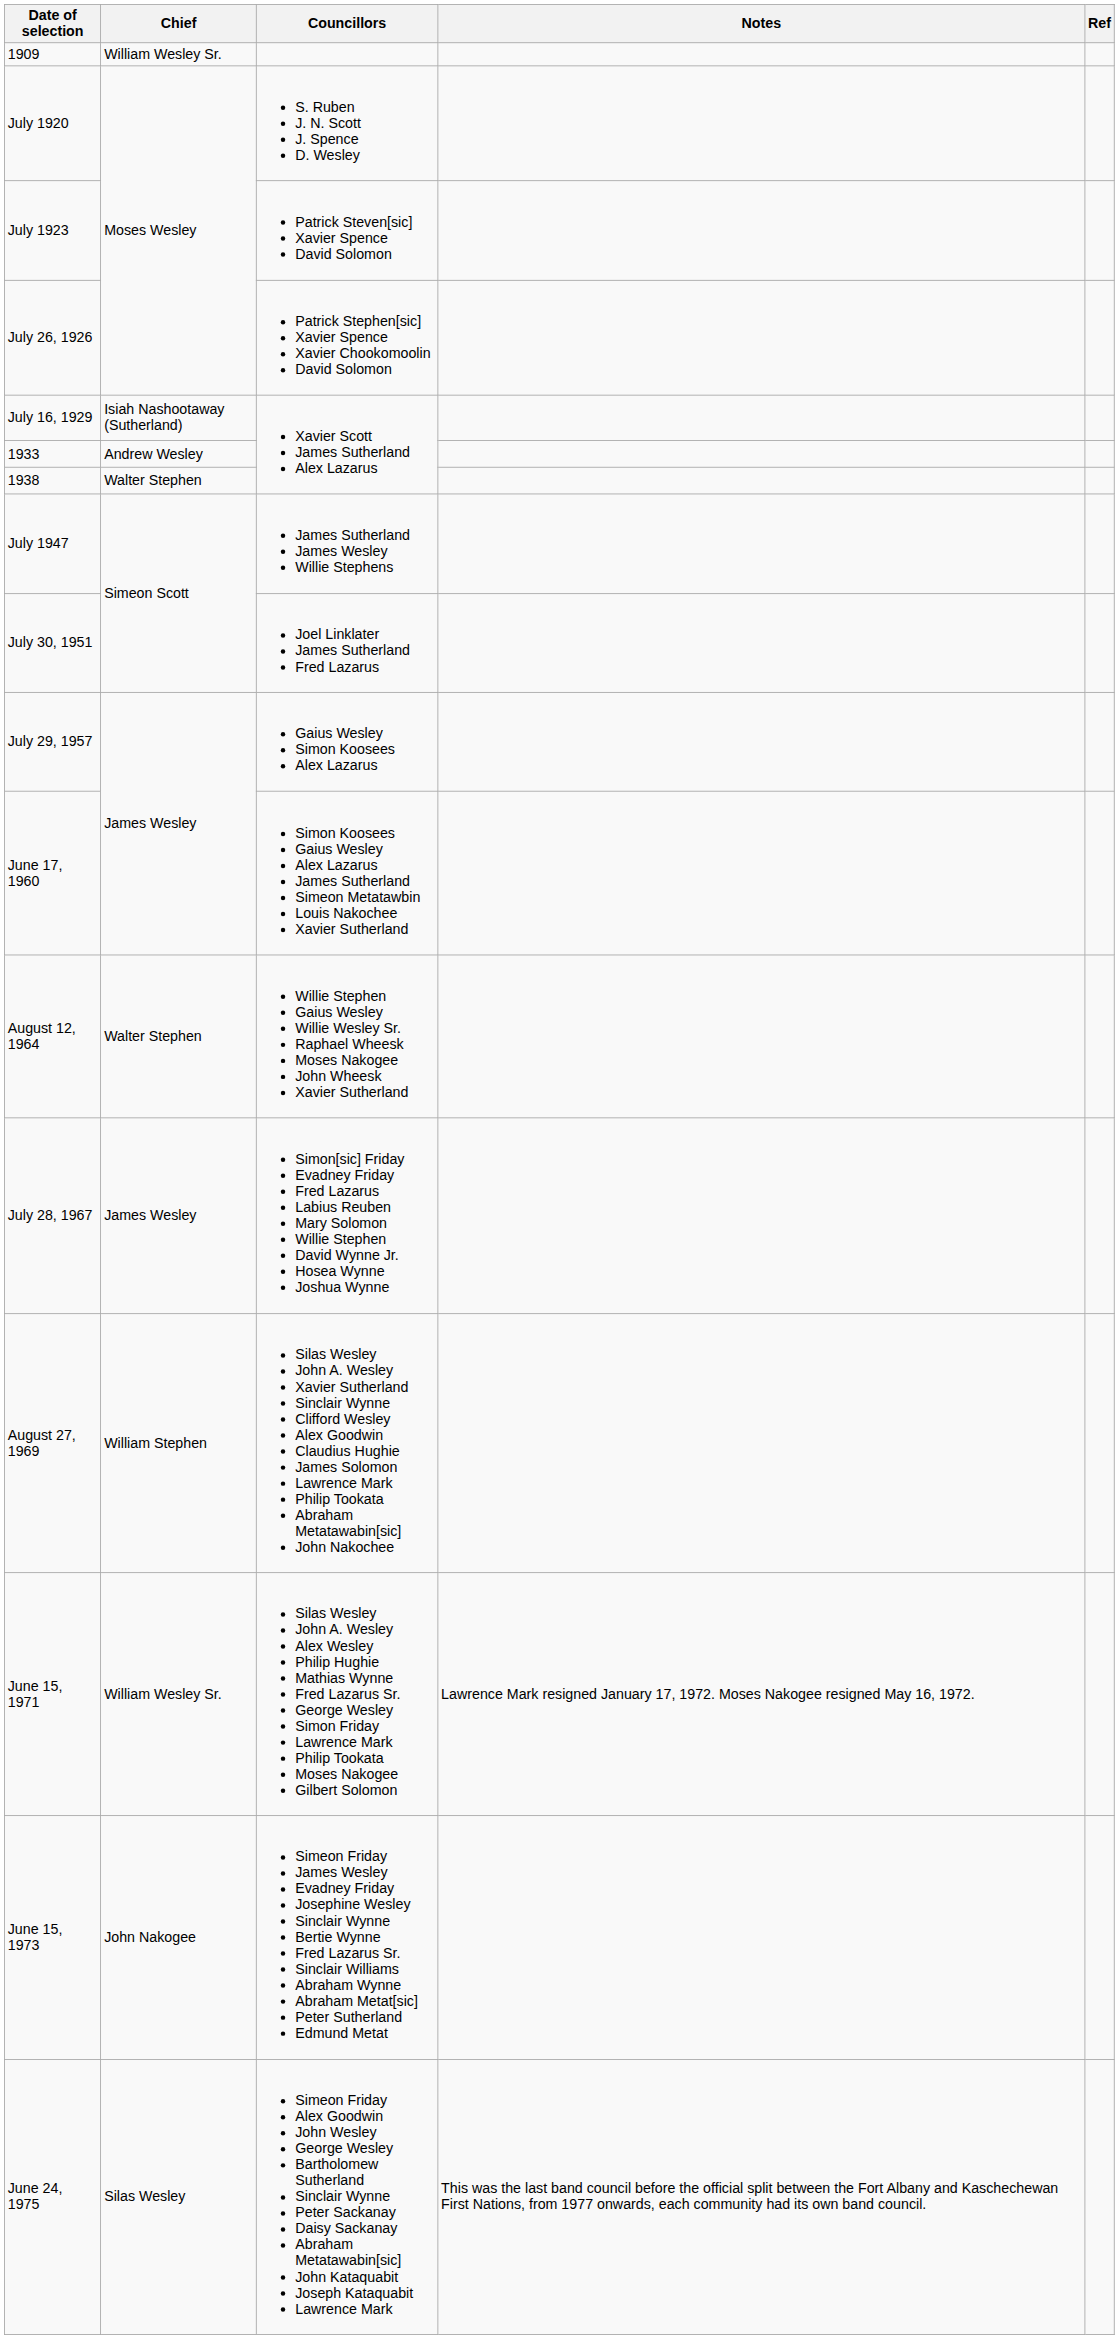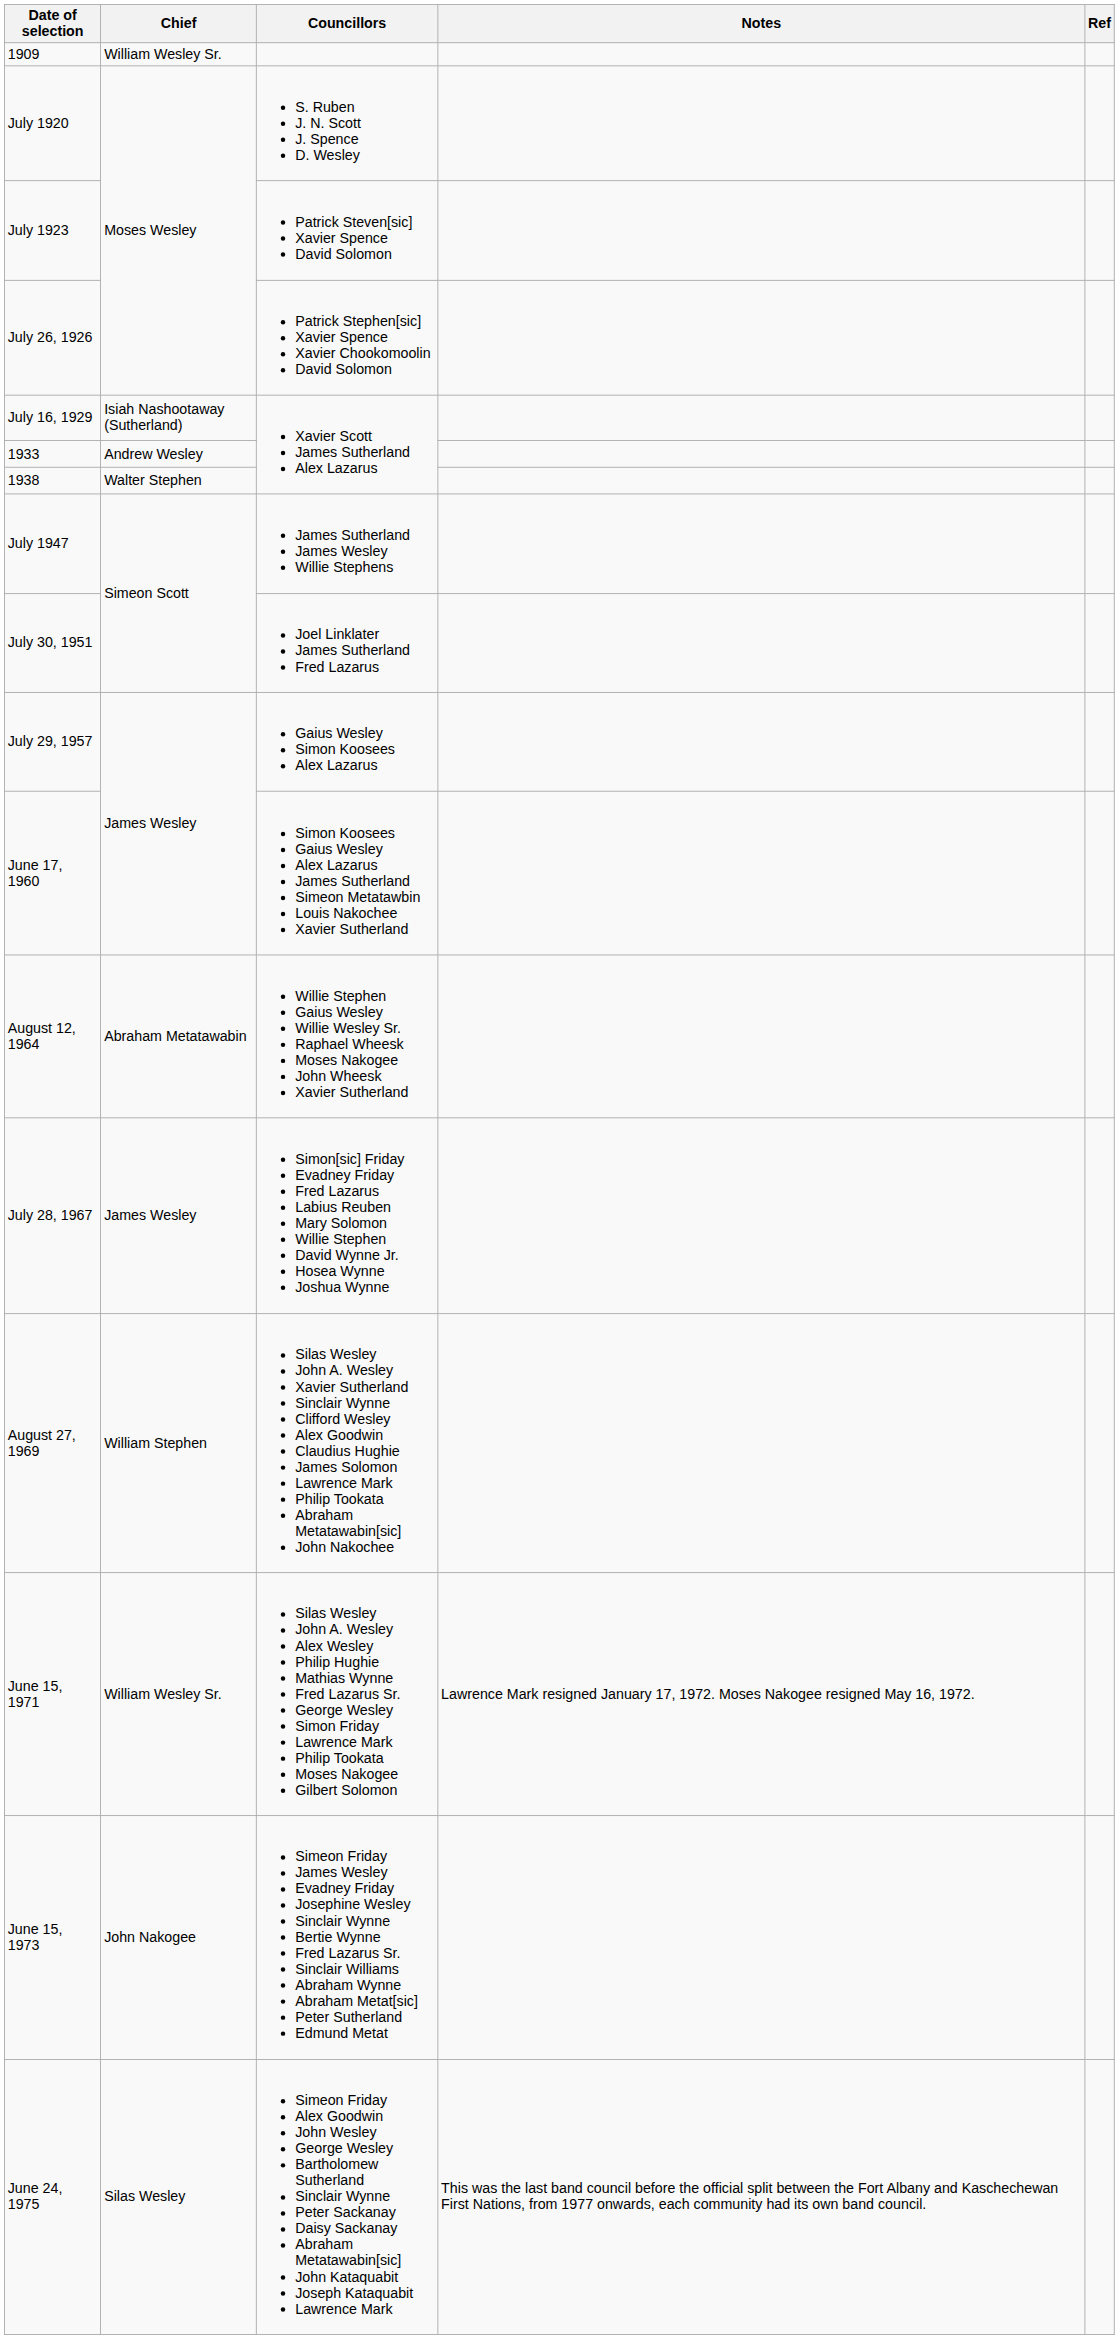(153, 1036) Walter Stephen -> (175, 1036) Abraham Metatawabin
